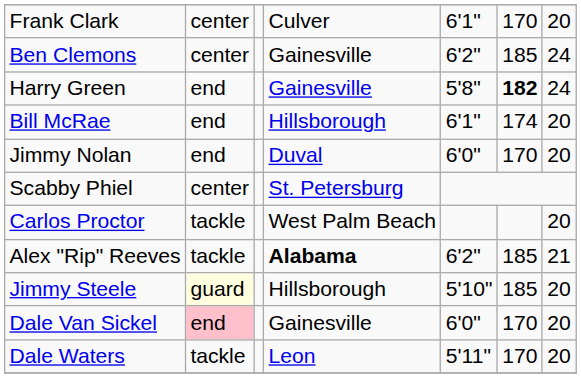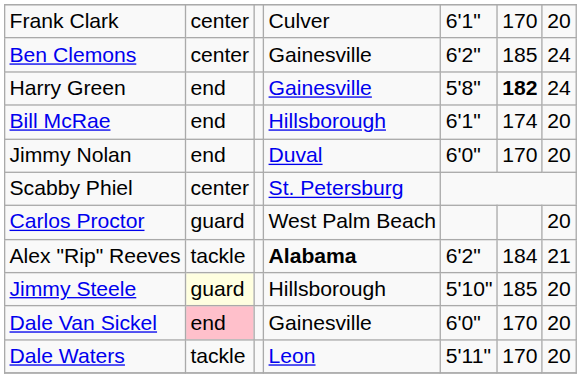(218, 222) tackle -> (217, 222) guard
(520, 255) 185 -> (520, 255) 184
